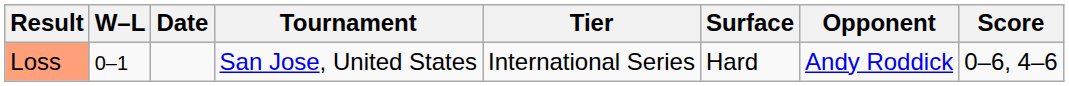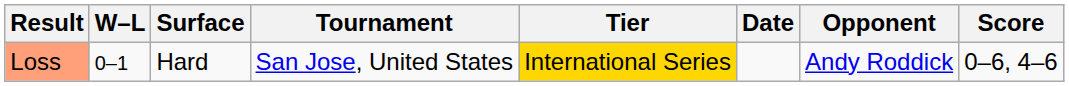columns swapped: (182, 23) <-> (750, 23)
(591, 61) no background -> (628, 61) gold background
